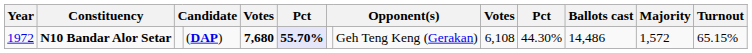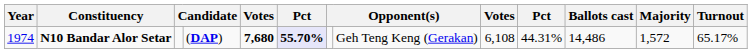(21, 37) 1972 -> (21, 37) 1974
(542, 37) 44.30% -> (542, 37) 44.31%
(718, 37) 65.15% -> (718, 37) 65.17%
